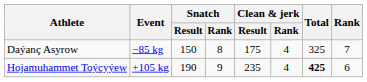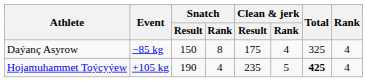(347, 49) 7 -> (347, 49) 4
(220, 67) 9 -> (220, 67) 4
(286, 67) 4 -> (286, 67) 5
(347, 67) 6 -> (347, 67) 4
